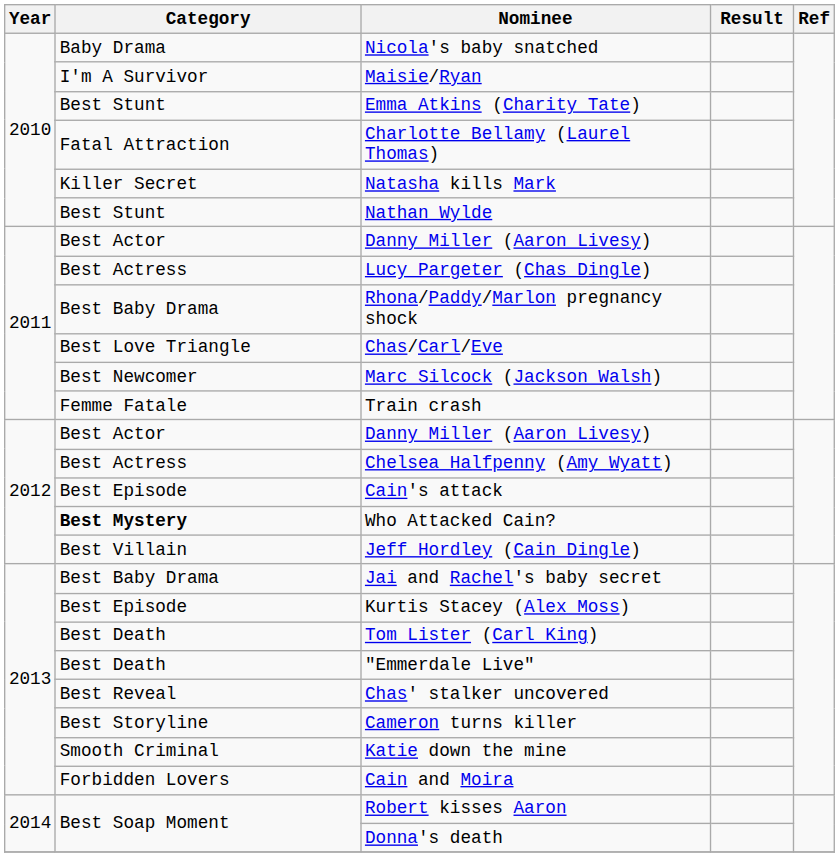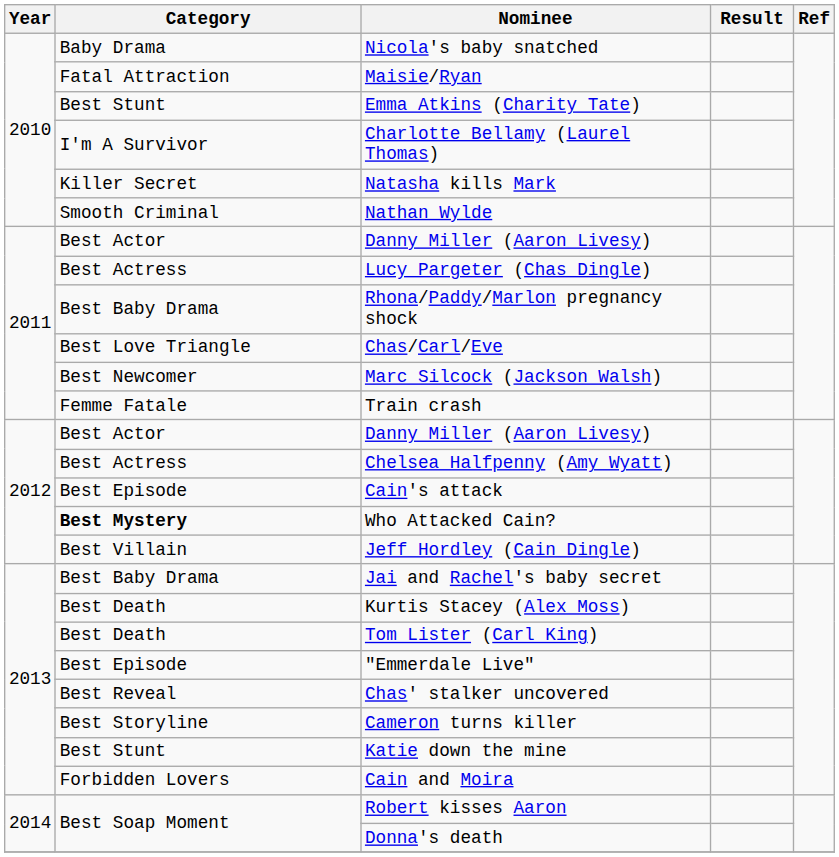(134, 77) I'm A Survivor -> (145, 77) Fatal Attraction
(145, 145) Fatal Attraction -> (134, 145) I'm A Survivor
(113, 212) Best Stunt -> (139, 212) Smooth Criminal
(123, 607) Best Episode -> (113, 607) Best Death
(113, 665) Best Death -> (123, 665) Best Episode
(139, 751) Smooth Criminal -> (113, 751) Best Stunt
